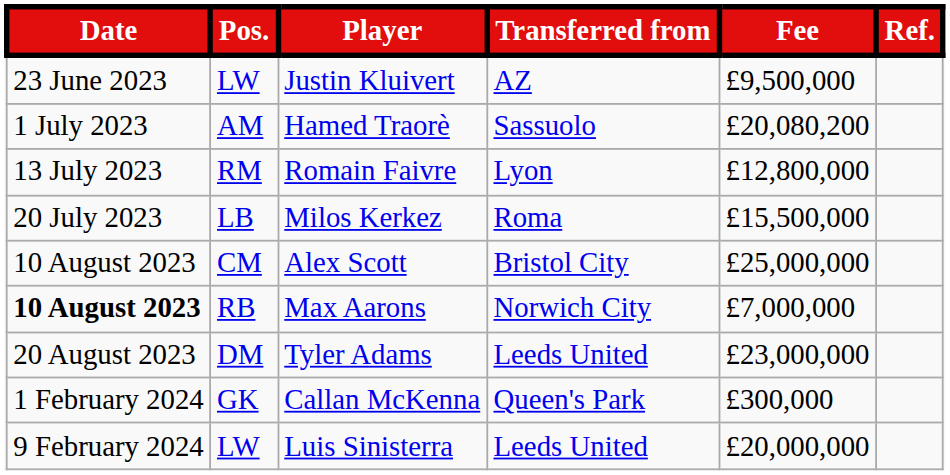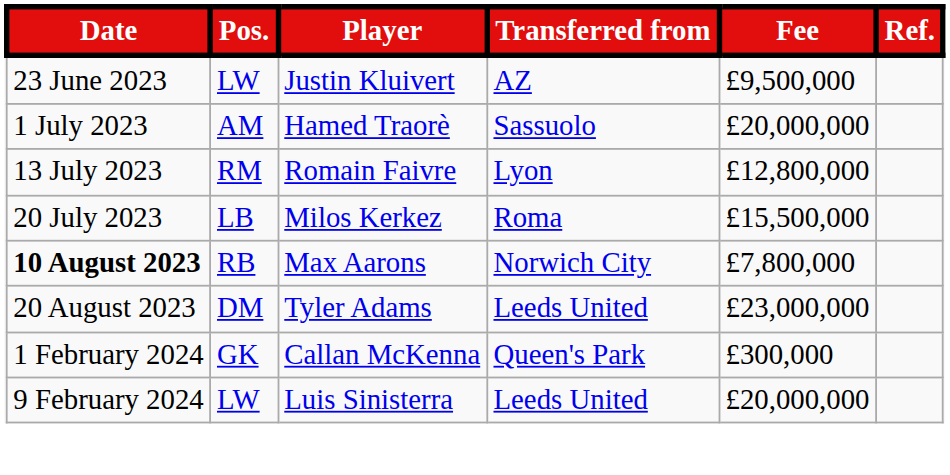(798, 125) £20,080,200 -> (798, 125) £20,000,000
- row: (345, 262)
(790, 308) £7,000,000 -> (790, 262) £7,800,000
